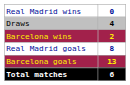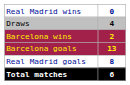rows swapped: (46, 49) <-> (41, 62)
